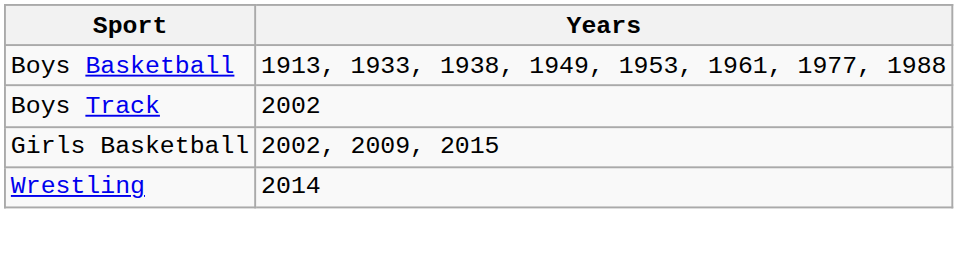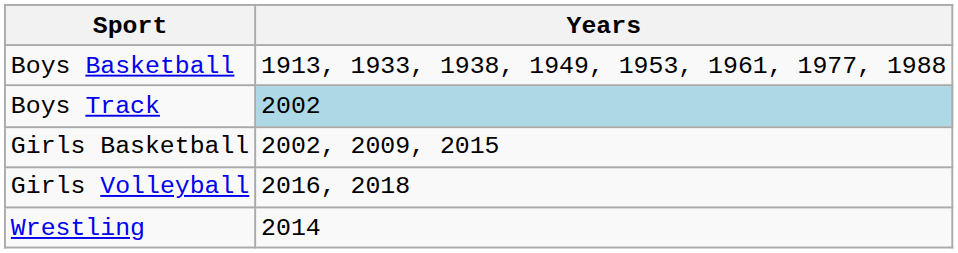(291, 106) no background -> (291, 106) lightblue background
+ row: (130, 187)
